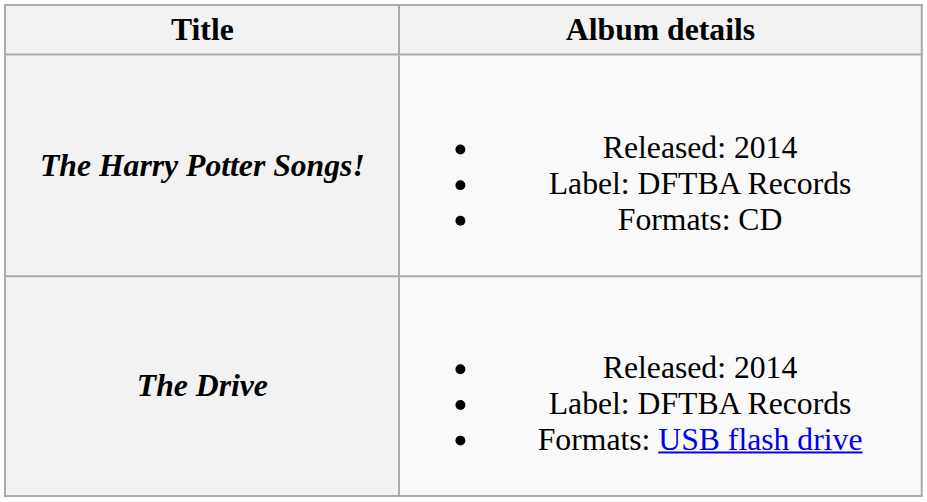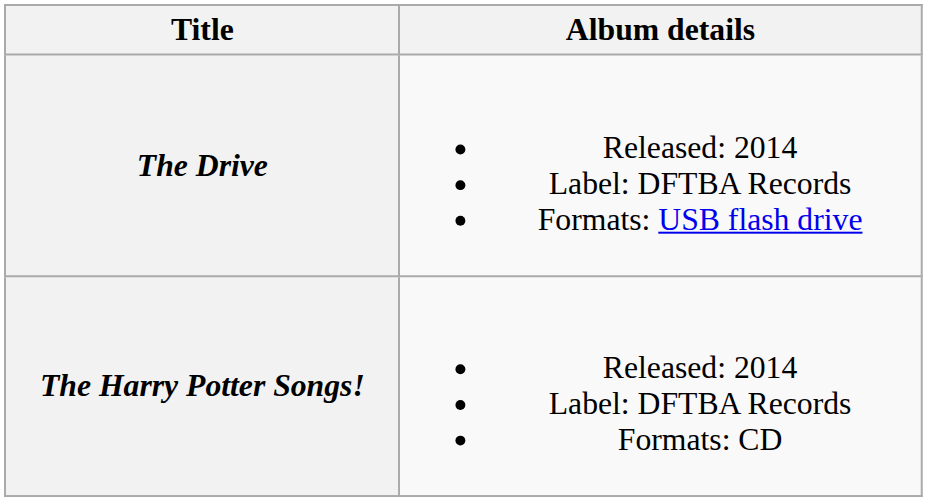rows swapped: (202, 165) <-> (202, 385)
